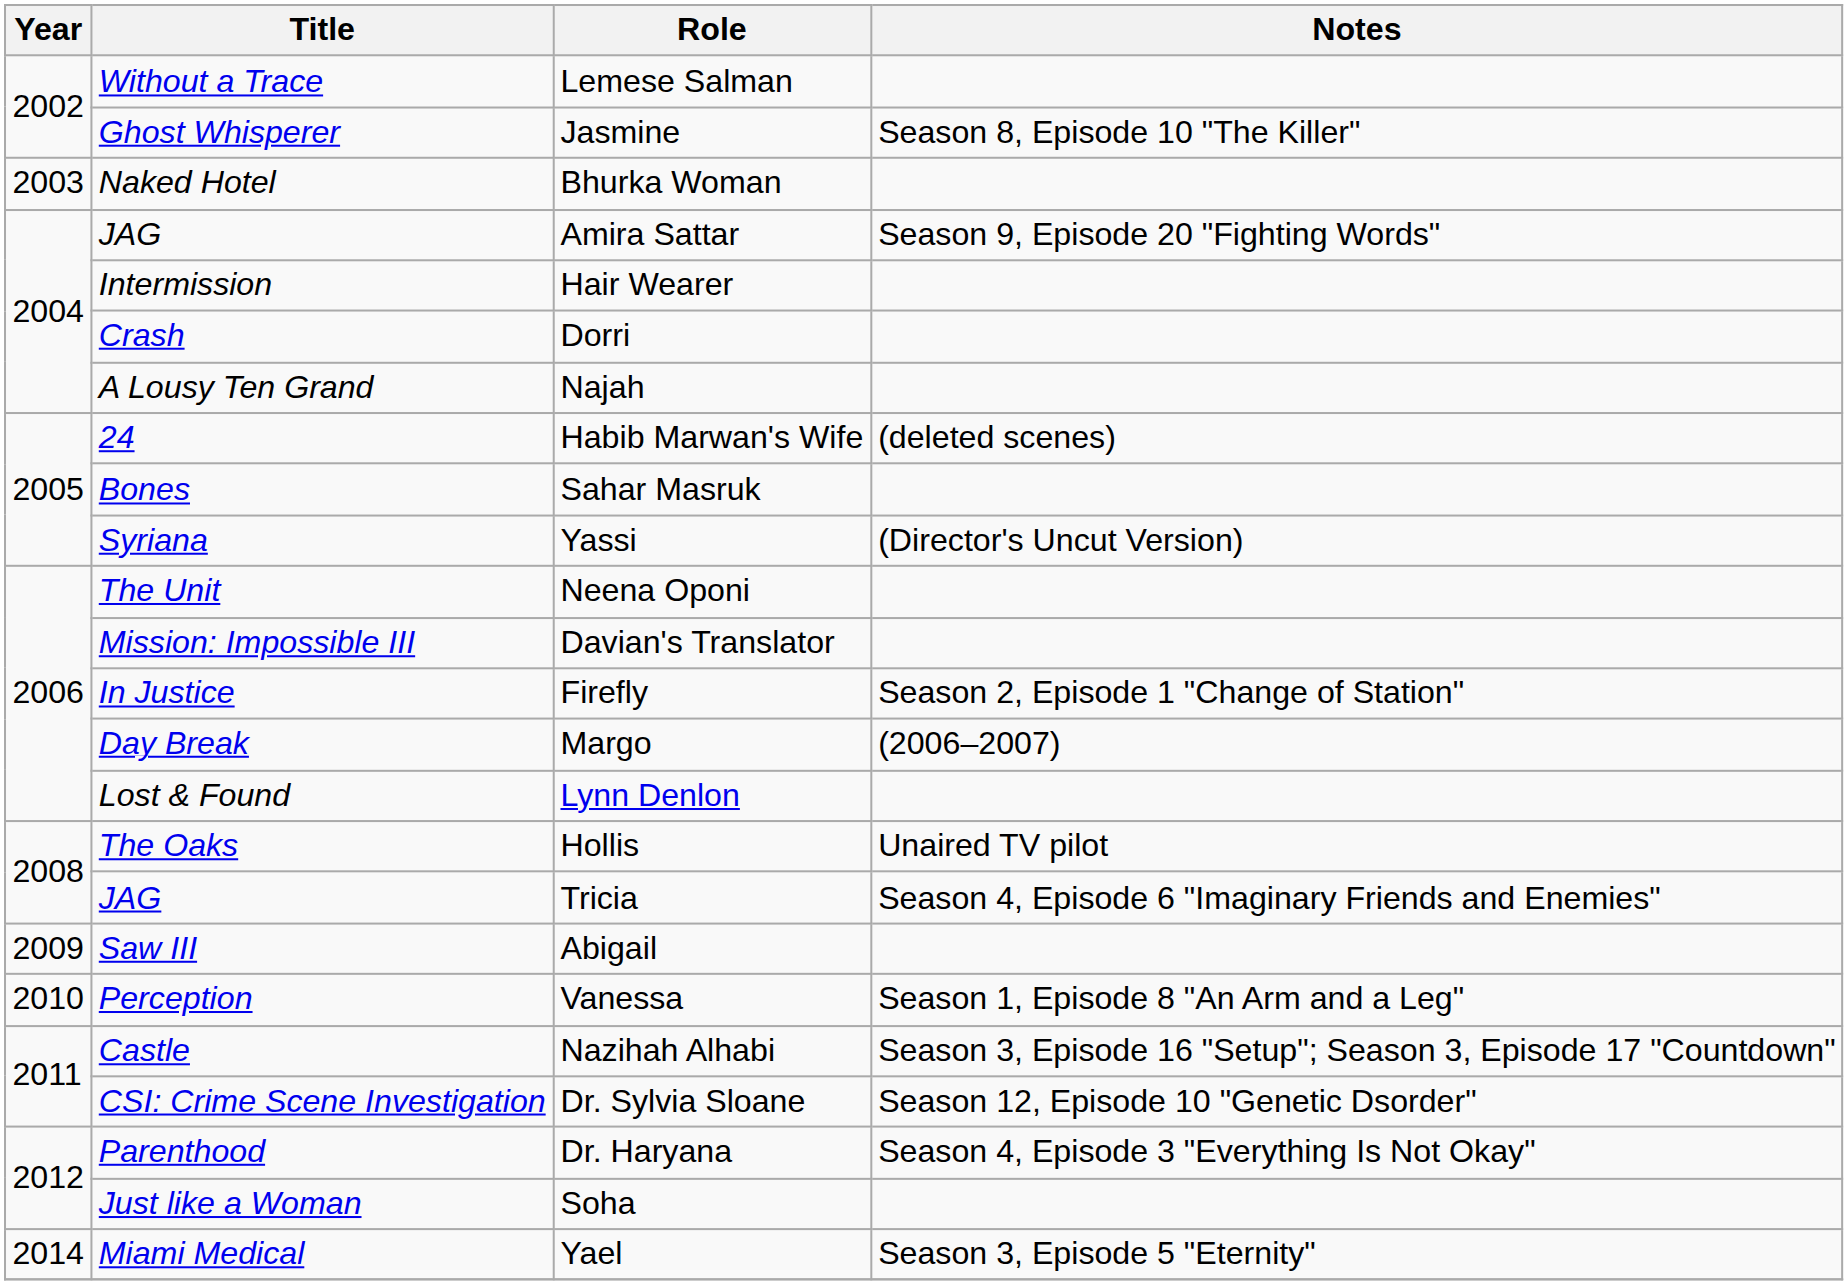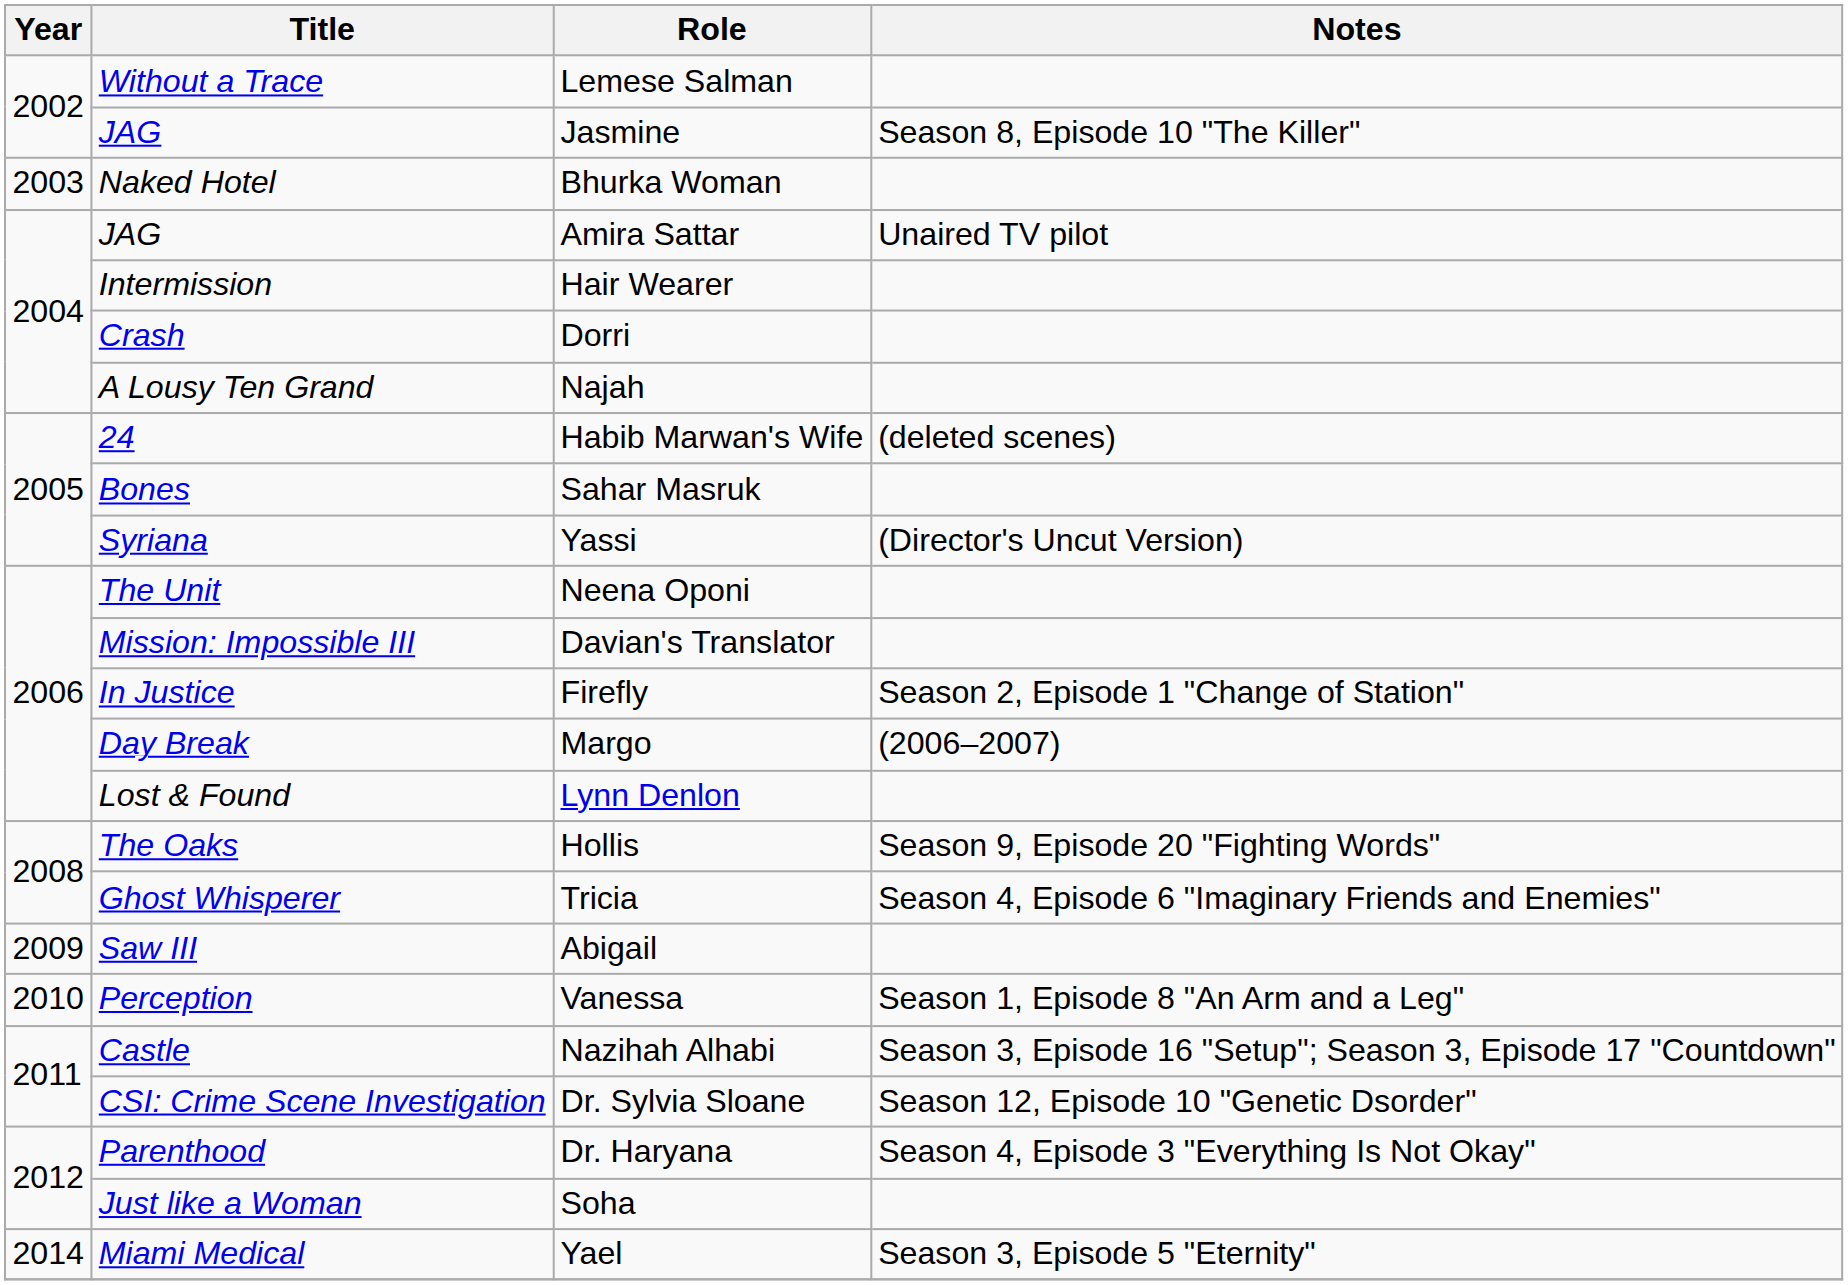(219, 132) Ghost Whisperer -> (130, 132) JAG
(1159, 234) Season 9, Episode 20 "Fighting Words" -> (993, 234) Unaired TV pilot
(993, 846) Unaired TV pilot -> (1159, 846) Season 9, Episode 20 "Fighting Words"
(130, 897) JAG -> (219, 897) Ghost Whisperer
